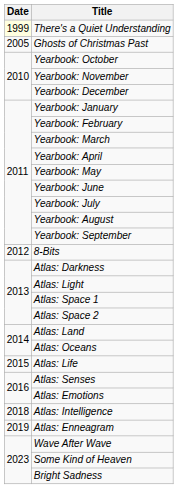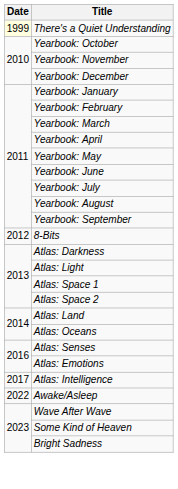- row: (91, 44)
- row: (56, 364)
(18, 412) 2018 -> (18, 380) 2017
- row: (74, 428)
+ row: (66, 396)
